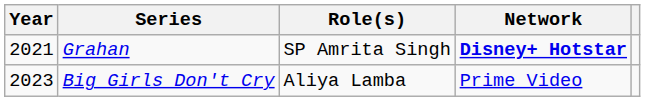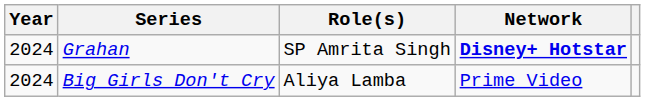(31, 50) 2021 -> (31, 50) 2024
(31, 80) 2023 -> (31, 80) 2024
